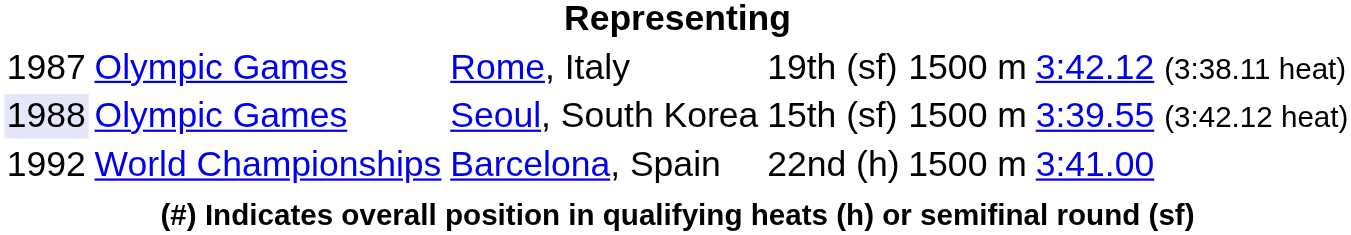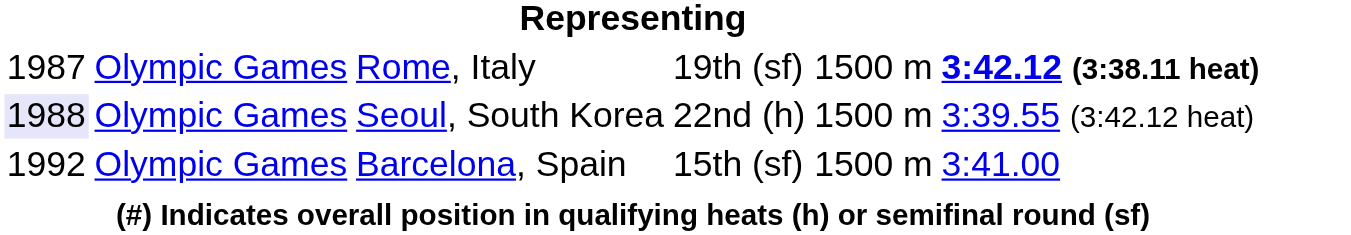(1191, 66) normal -> (1100, 66) bold
(832, 115) 15th (sf) -> (739, 115) 22nd (h)
(268, 164) World Championships -> (221, 164) Olympic Games
(833, 164) 22nd (h) -> (738, 164) 15th (sf)
